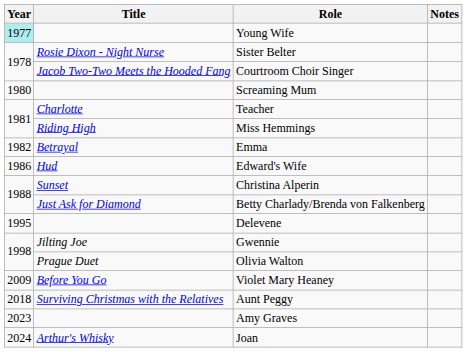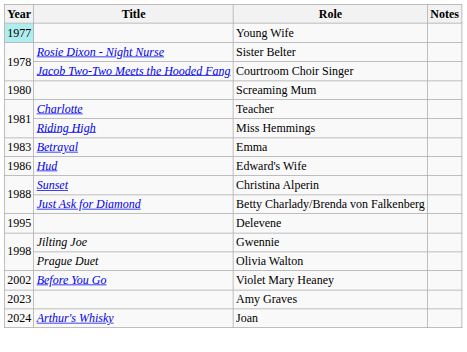(19, 147) 1982 -> (19, 147) 1983
(19, 280) 2009 -> (19, 280) 2002
- row: (265, 299)
